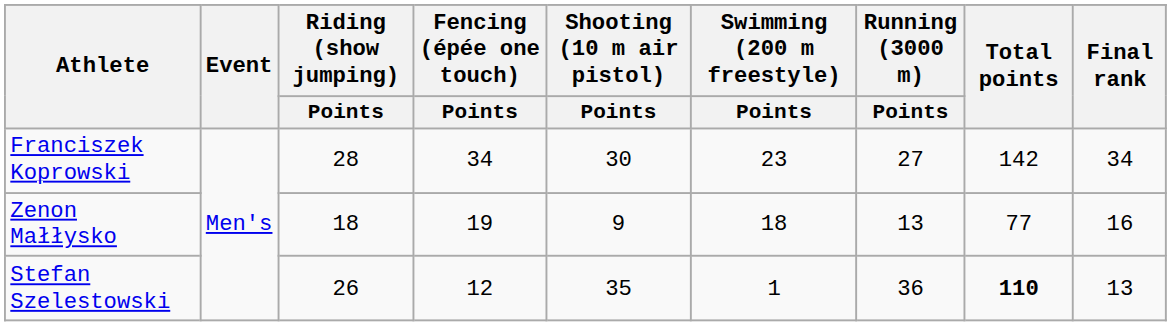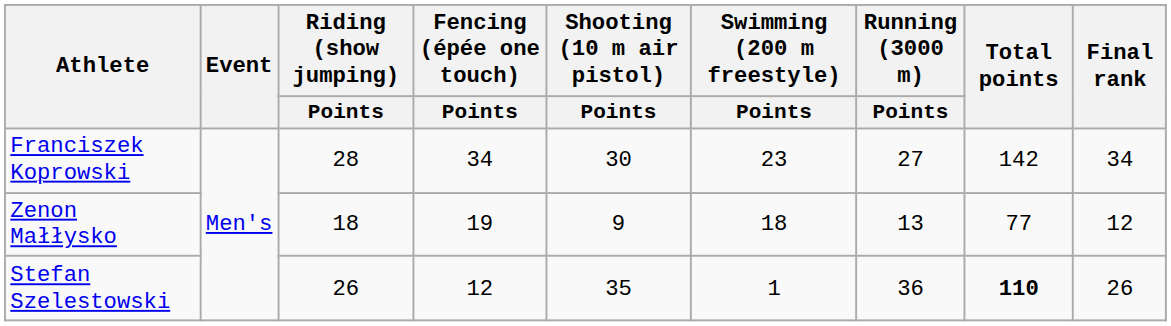(1120, 224) 16 -> (1120, 224) 12
(1120, 288) 13 -> (1120, 288) 26
